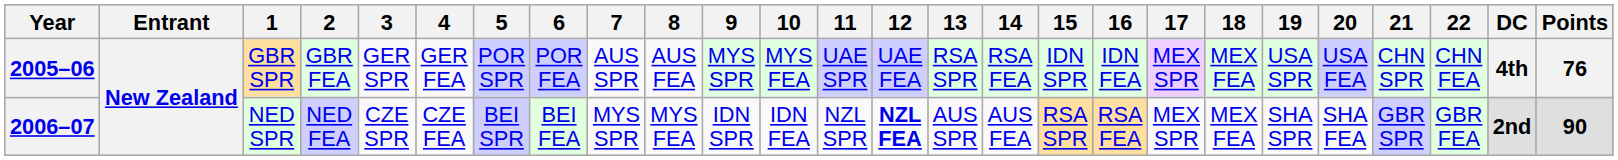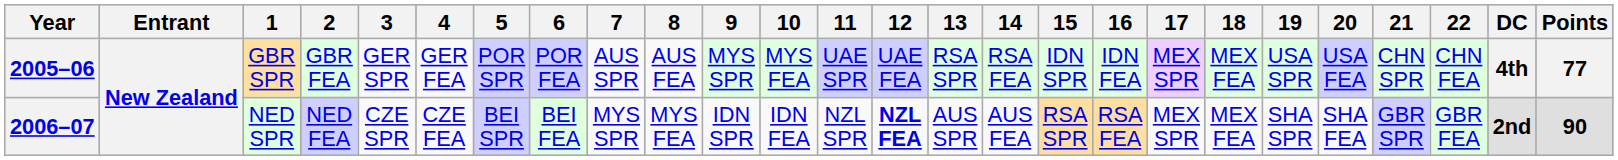(1575, 68) 76 -> (1575, 68) 77
